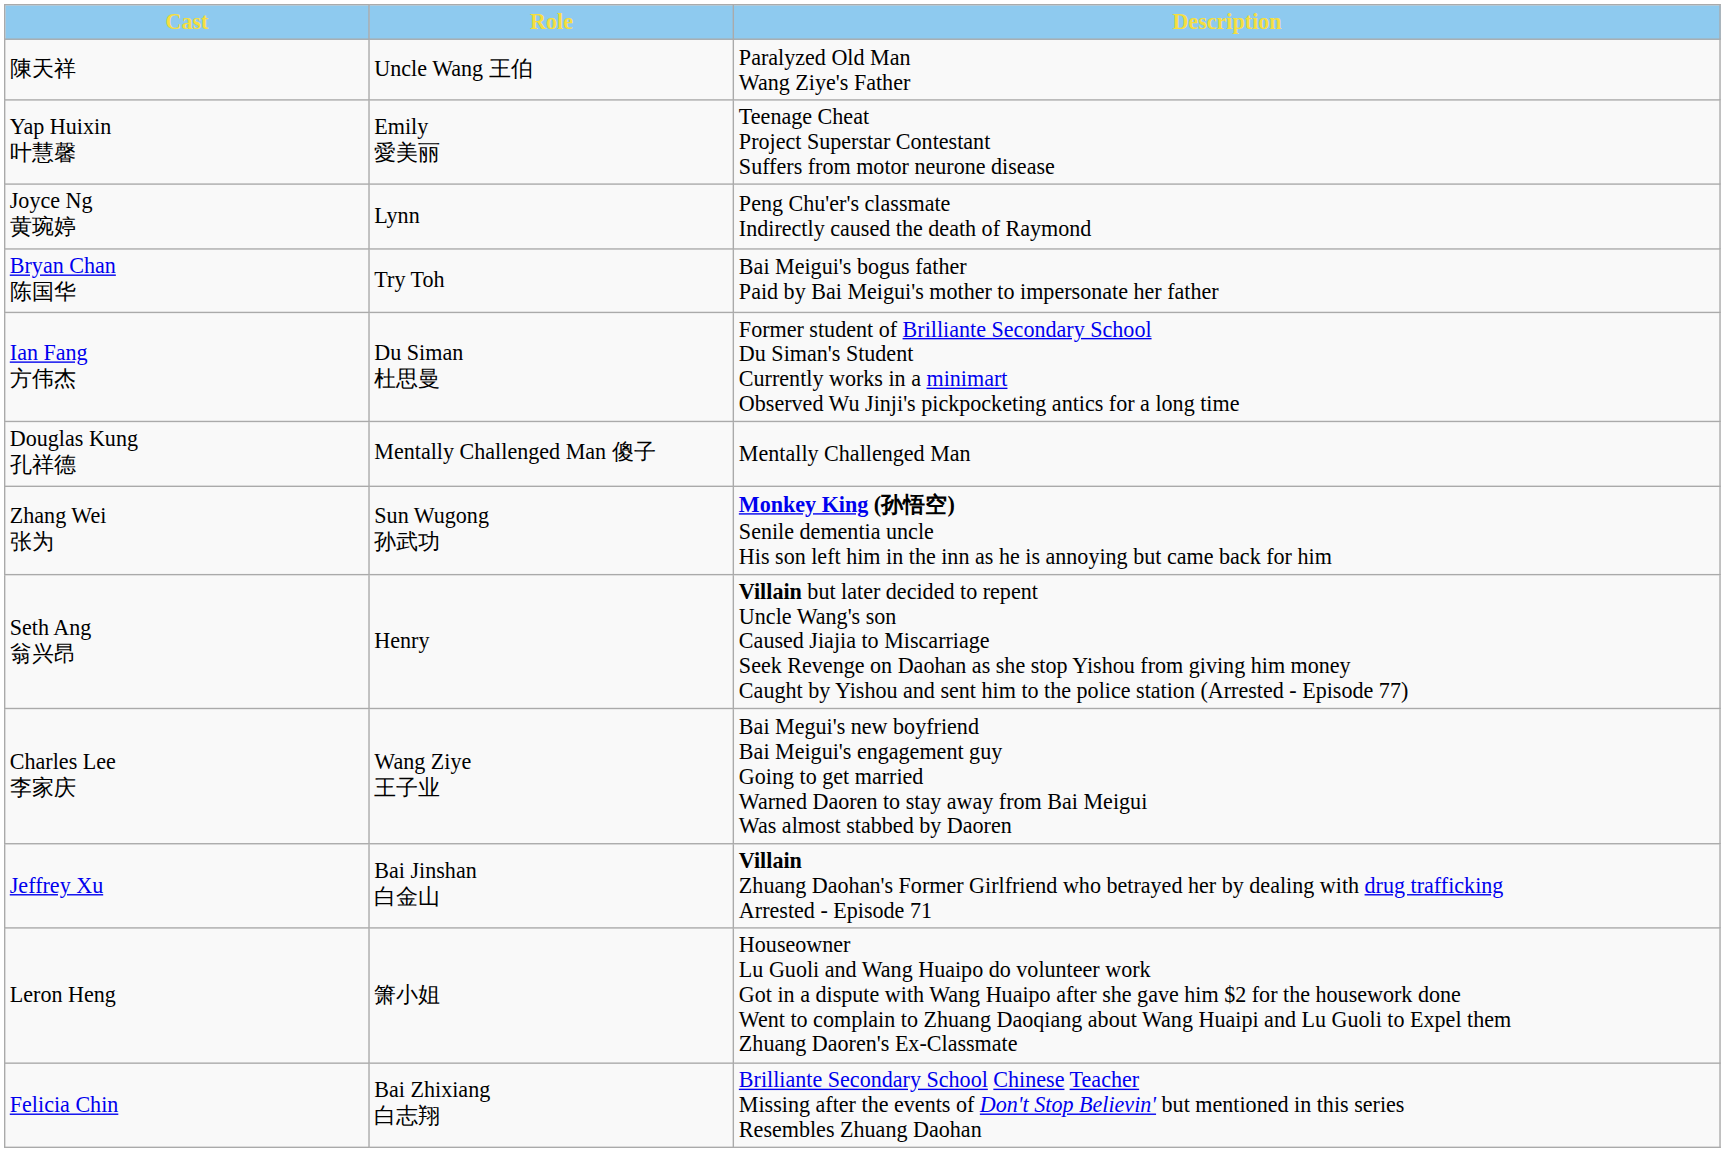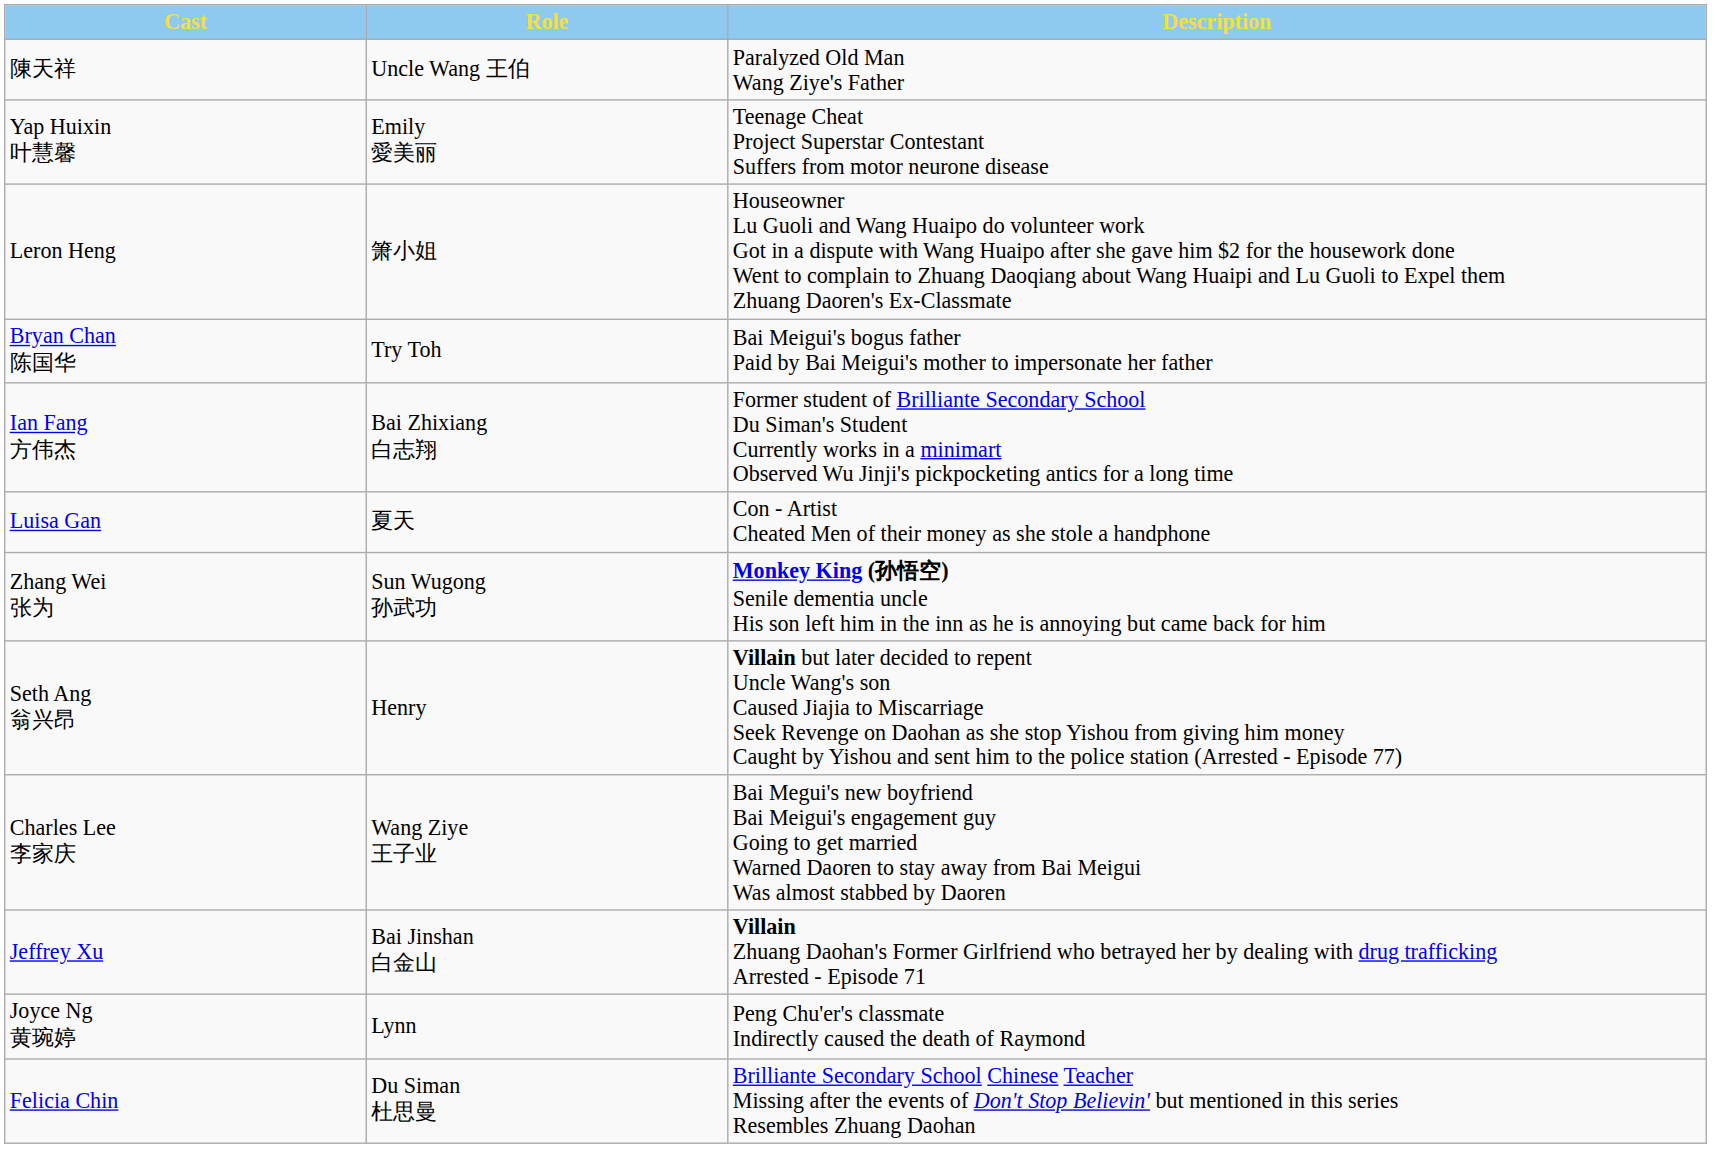rows swapped: (51, 214) <-> (63, 995)
(419, 365) Du Siman 杜思曼 -> (429, 435) Bai Zhixiang 白志翔
- row: (74, 452)
+ row: (55, 521)
(432, 1103) Bai Zhixiang 白志翔 -> (416, 1099) Du Siman 杜思曼
